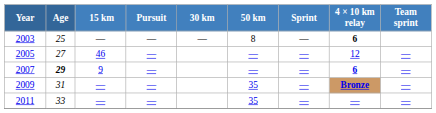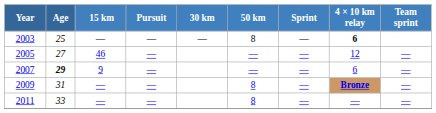(355, 70) bold -> (355, 70) normal
(253, 85) 35 -> (253, 85) 8
(253, 101) 35 -> (253, 101) 8
